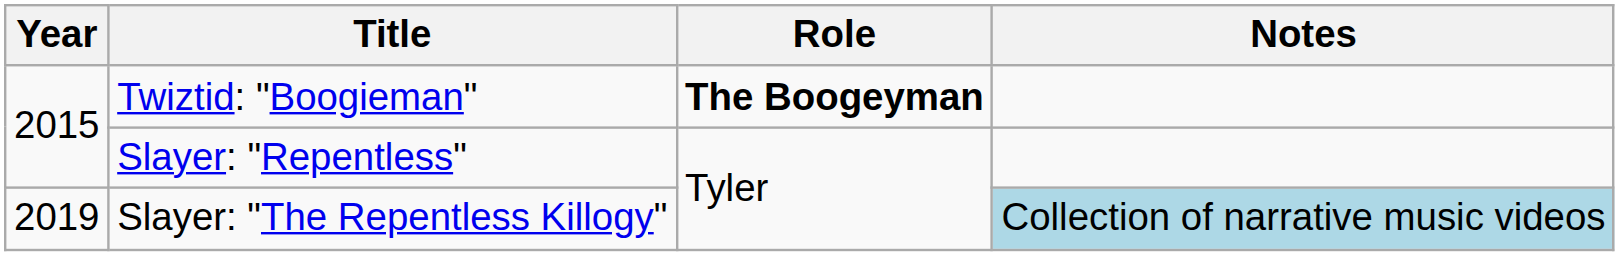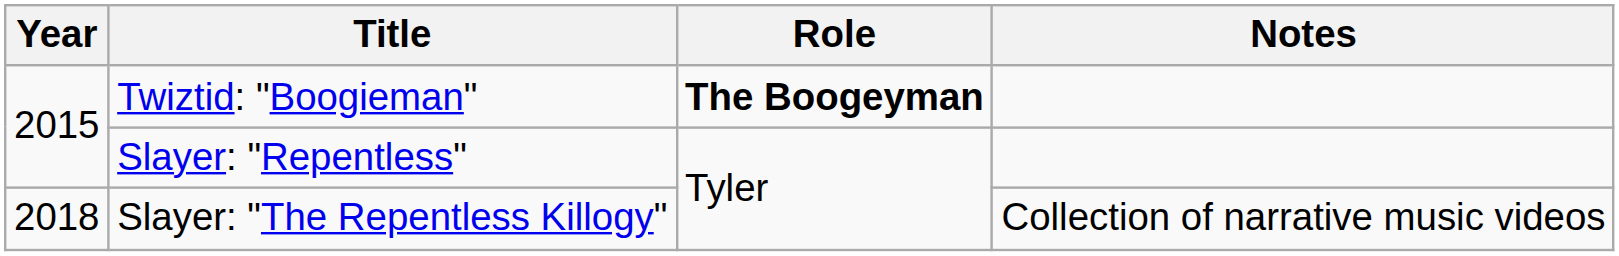(57, 217) 2019 -> (57, 217) 2018
(1304, 217) lightblue background -> (1304, 217) no background
